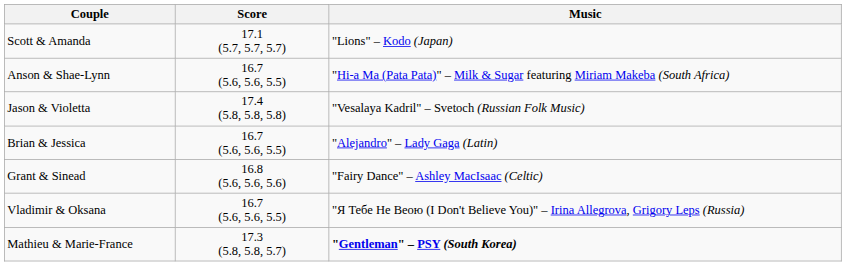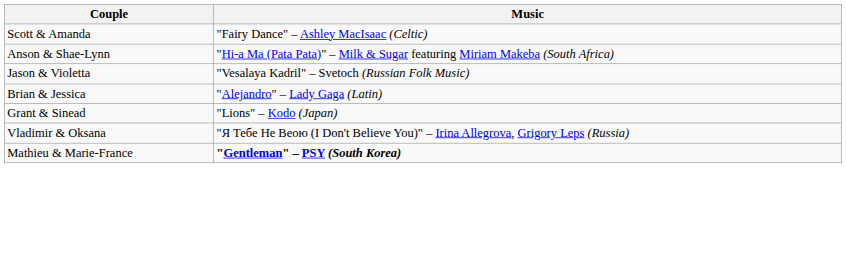- column: (252, 14)
(392, 41) "Lions" – Kodo (Japan) -> (322, 34) "Fairy Dance" – Ashley MacIsaac (Celtic)
(437, 176) "Fairy Dance" – Ashley MacIsaac (Celtic) -> (277, 113) "Lions" – Kodo (Japan)
